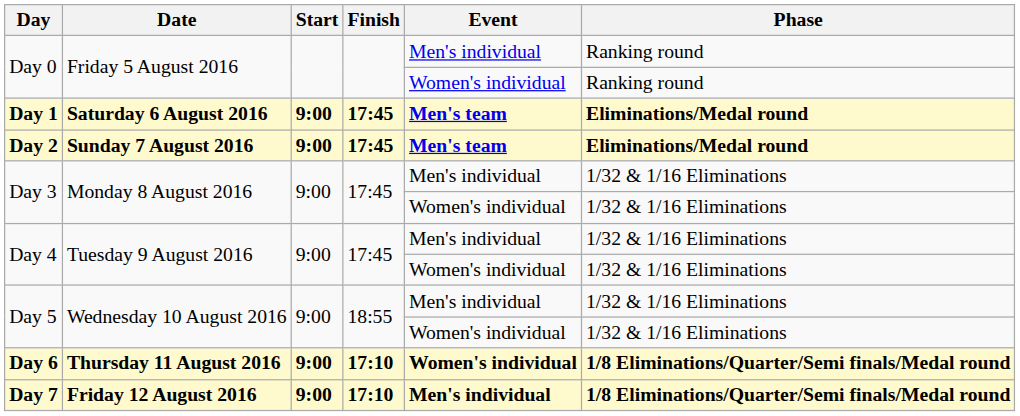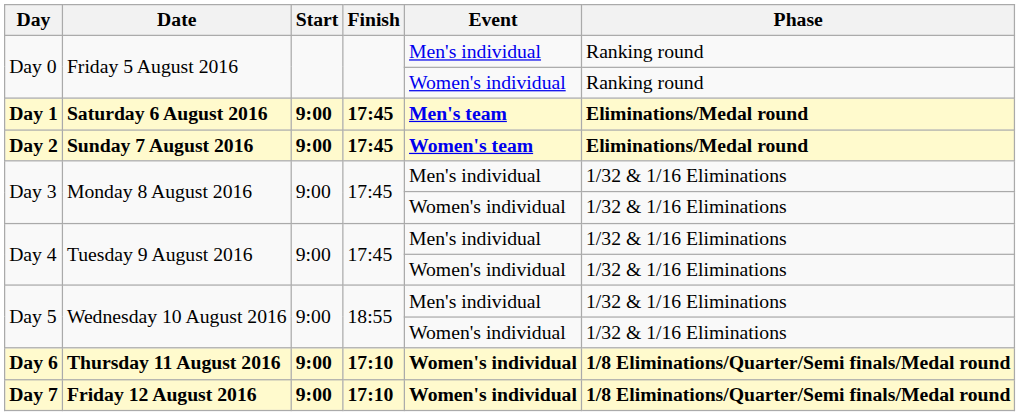(458, 144) Men's team -> (471, 144) Women's team
(480, 394) Men's individual -> (493, 394) Women's individual
